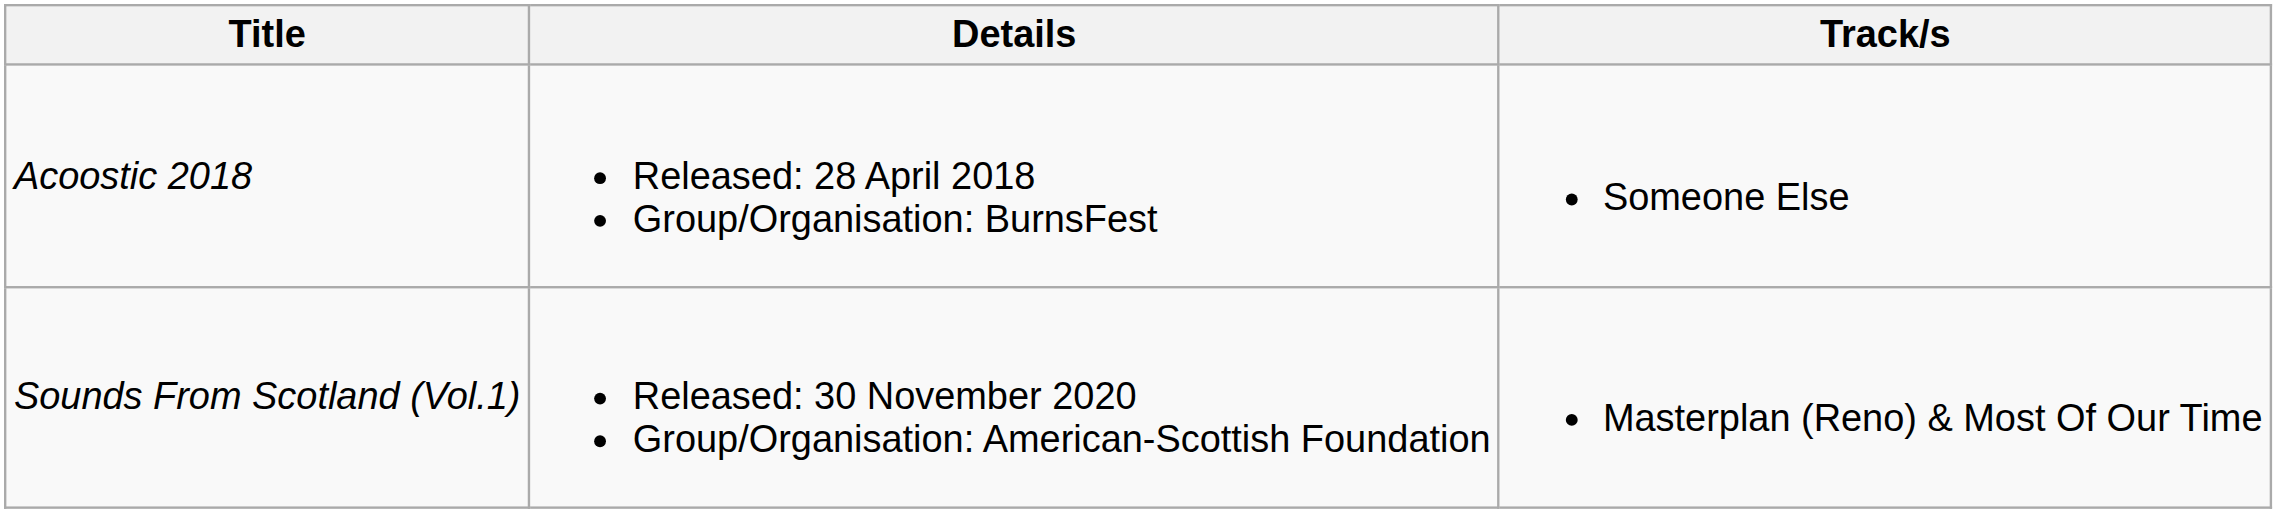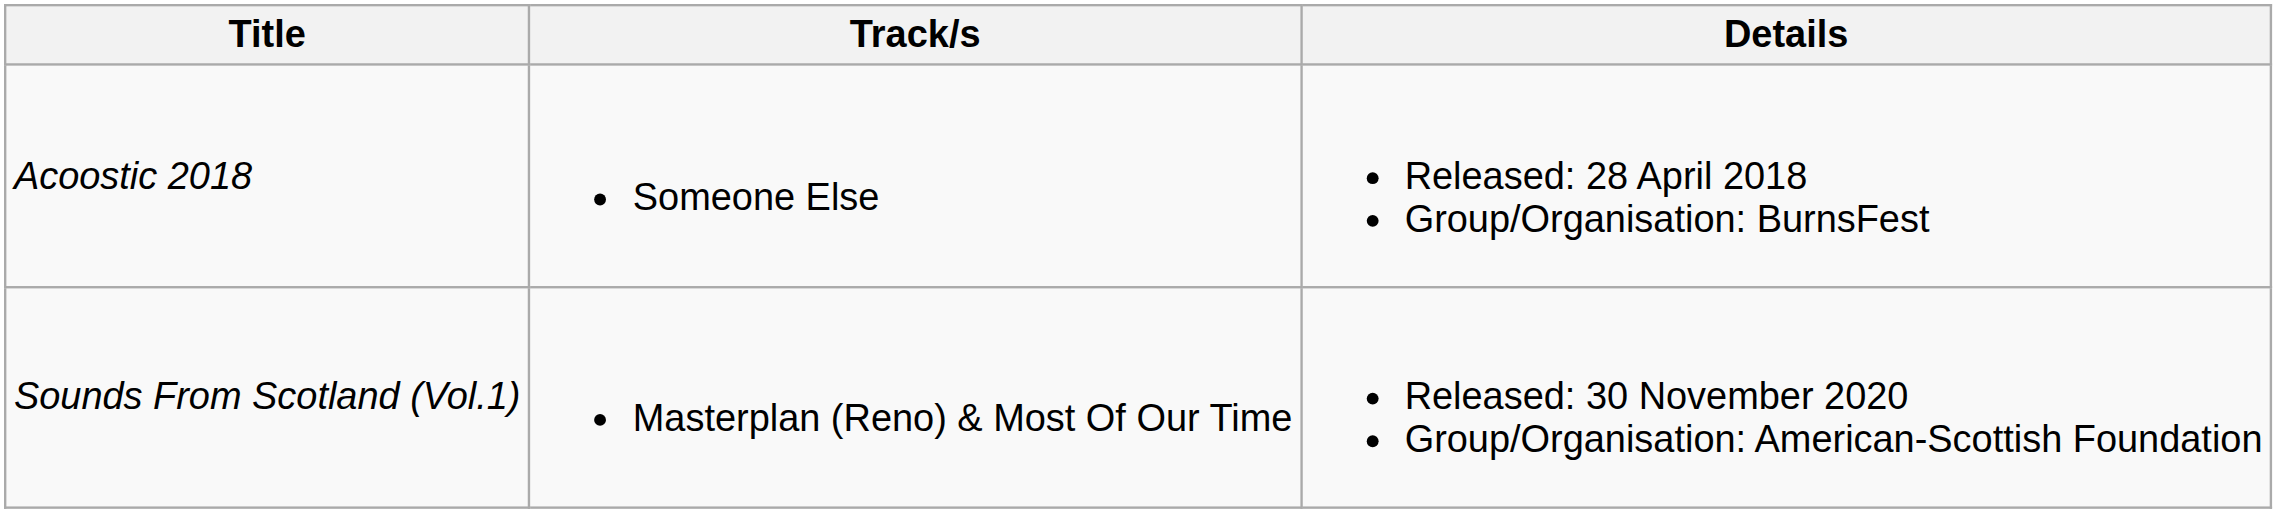columns swapped: (1885, 34) <-> (1014, 34)
